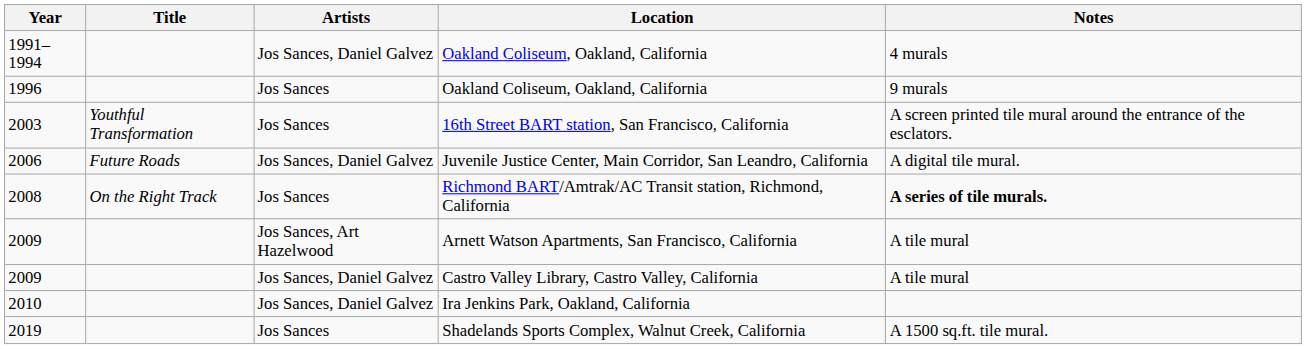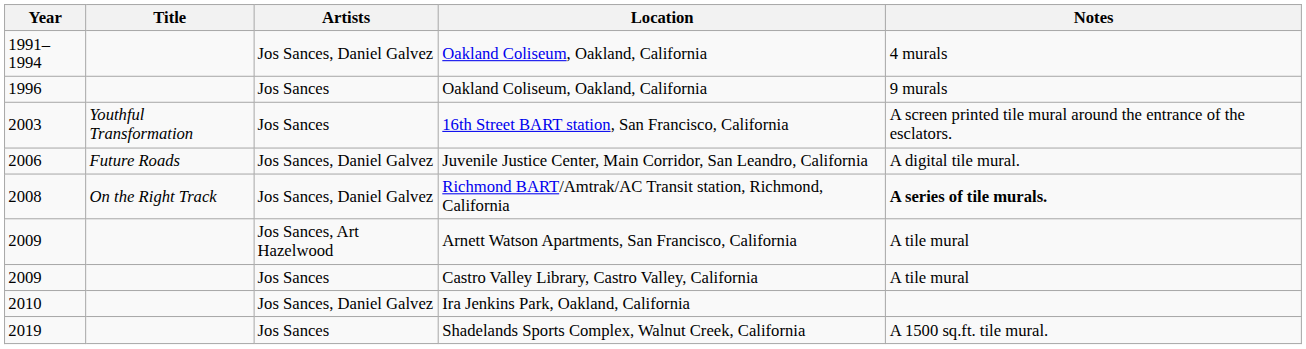(293, 196) Jos Sances -> (345, 196) Jos Sances, Daniel Galvez
(345, 277) Jos Sances, Daniel Galvez -> (293, 277) Jos Sances
